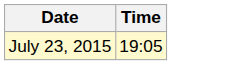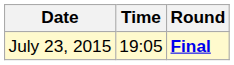+ column: (198, 18)
